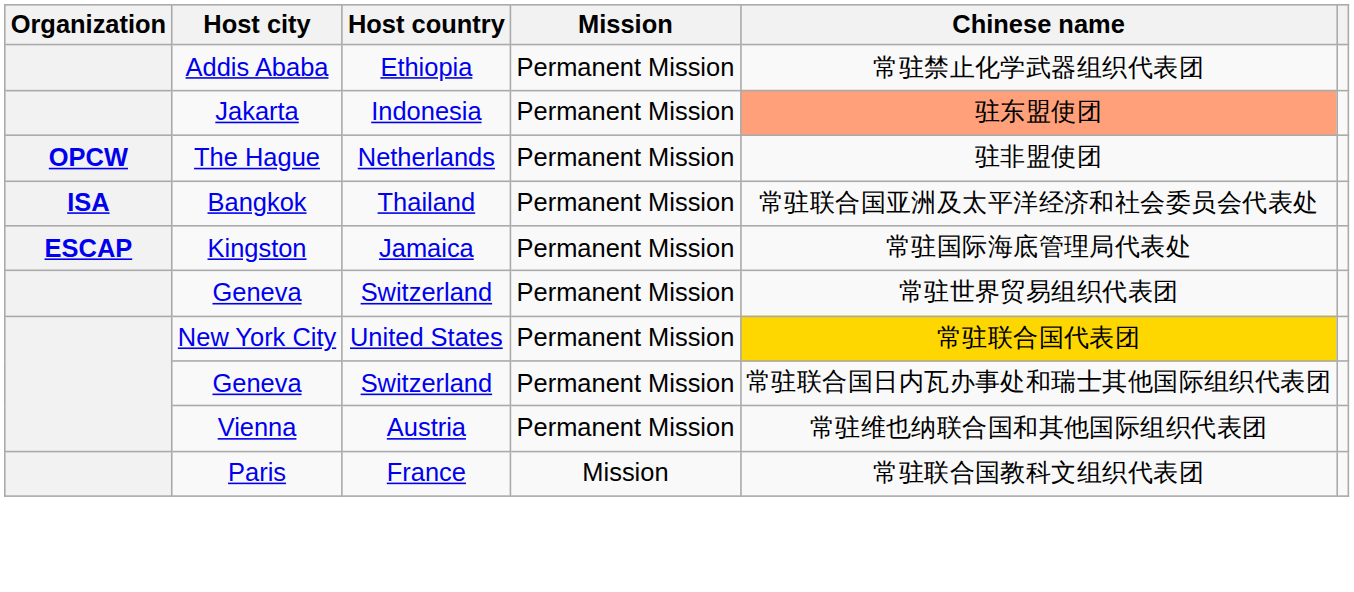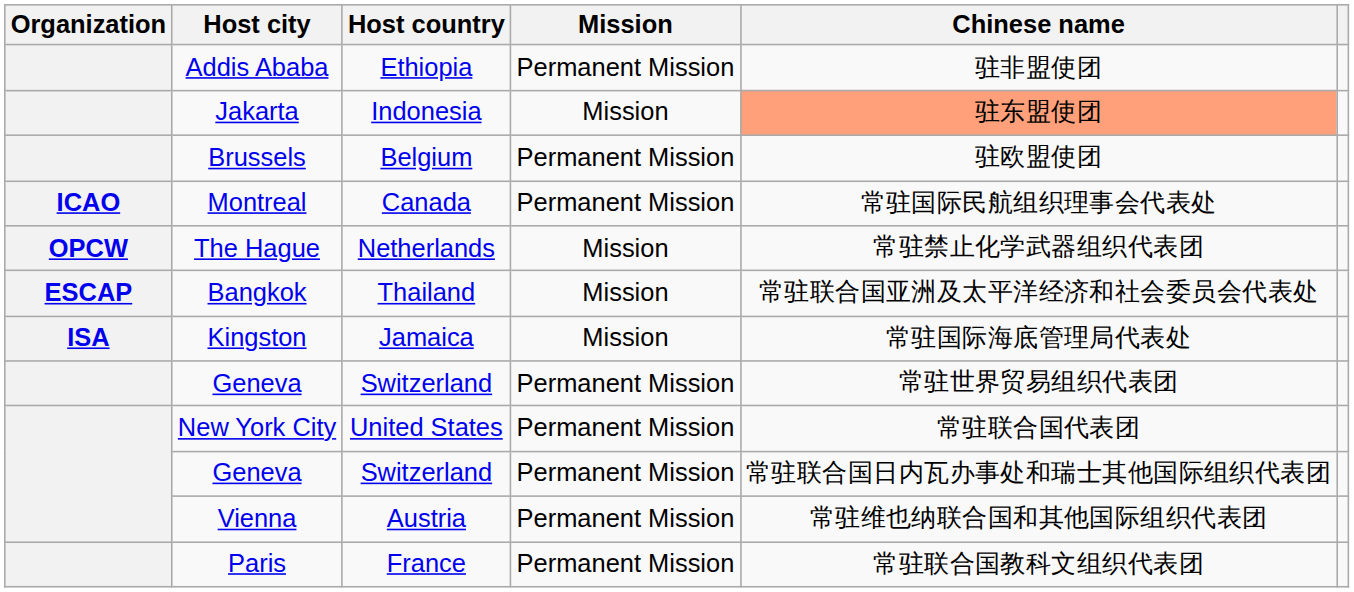(1039, 66) 常驻禁止化学武器组织代表团 -> (1039, 66) 驻非盟使团
(625, 112) Permanent Mission -> (625, 112) Mission
+ row: (257, 157)
+ row: (257, 202)
(625, 157) Permanent Mission -> (625, 247) Mission
(1039, 156) 驻非盟使团 -> (1039, 247) 常驻禁止化学武器组织代表团
(88, 202) ISA -> (88, 292) ESCAP
(625, 202) Permanent Mission -> (625, 292) Mission
(88, 247) ESCAP -> (88, 338) ISA
(625, 247) Permanent Mission -> (625, 338) Mission
(1039, 337) gold background -> (1039, 427) no background
(625, 473) Mission -> (625, 563) Permanent Mission
